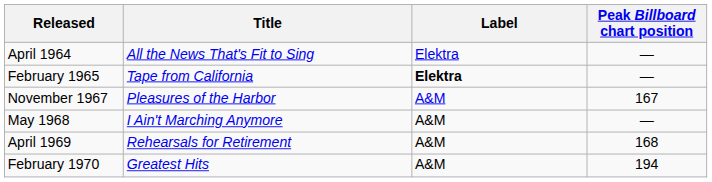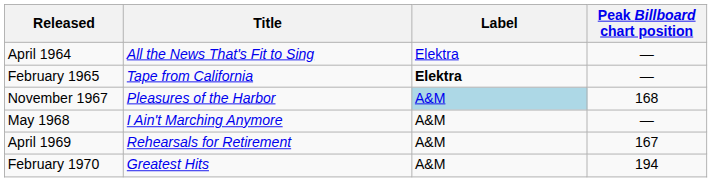(430, 98) no background -> (430, 98) lightblue background
(647, 98) 167 -> (647, 98) 168
(647, 143) 168 -> (647, 143) 167
